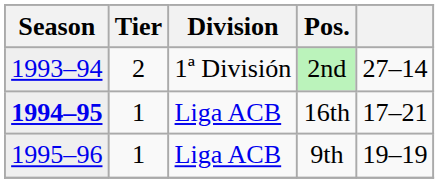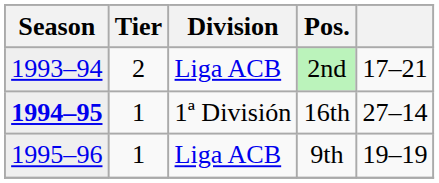(233, 68) 1ª División -> (228, 68) Liga ACB
(395, 68) 27–14 -> (395, 68) 17–21
(228, 111) Liga ACB -> (233, 111) 1ª División
(395, 111) 17–21 -> (395, 111) 27–14
